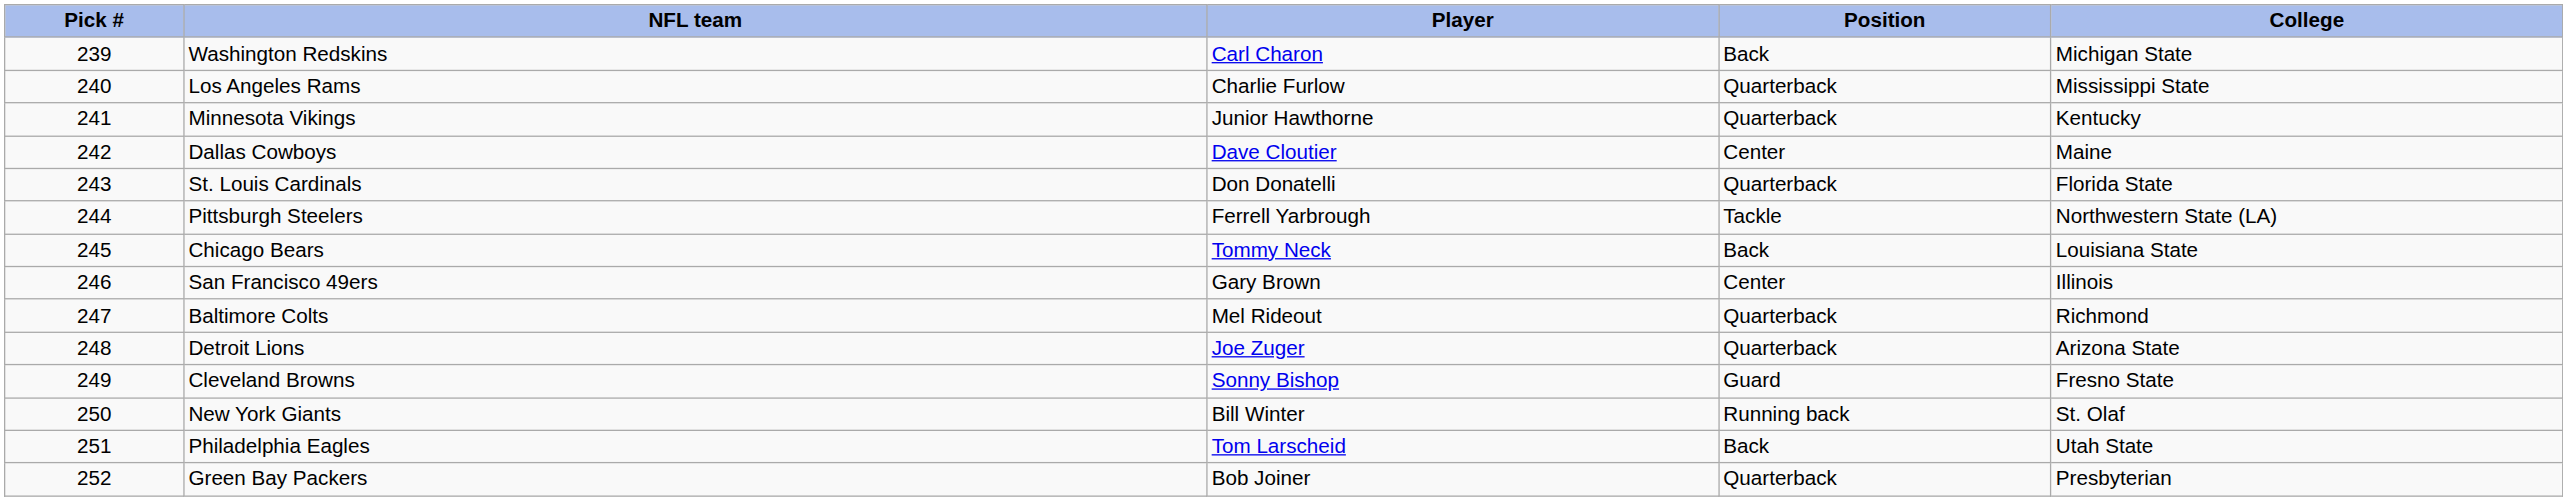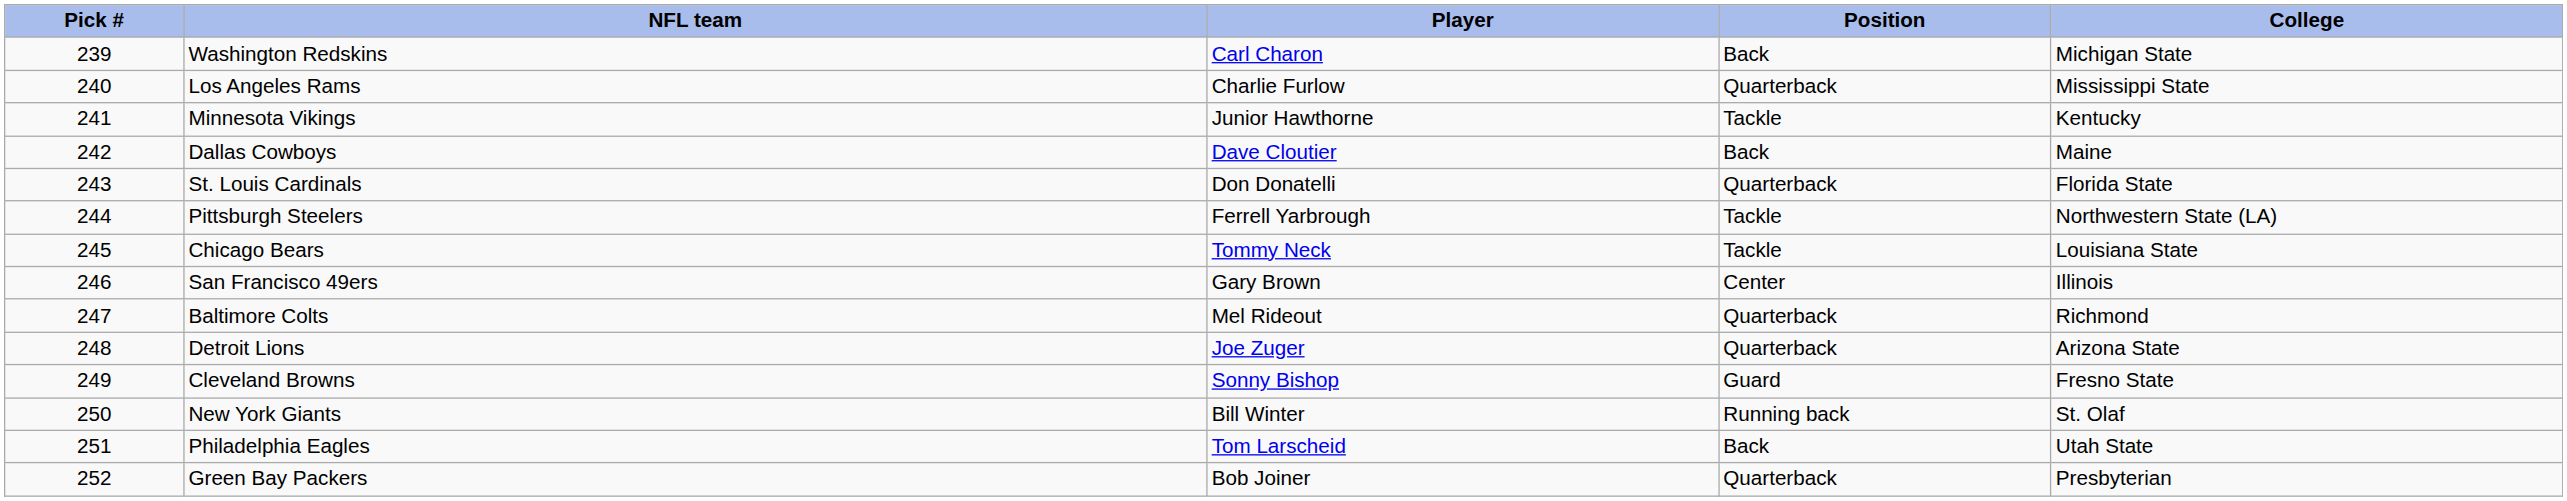(1780, 119) Quarterback -> (1753, 119) Tackle
(1754, 151) Center -> (1746, 151) Back
(1746, 250) Back -> (1753, 250) Tackle
